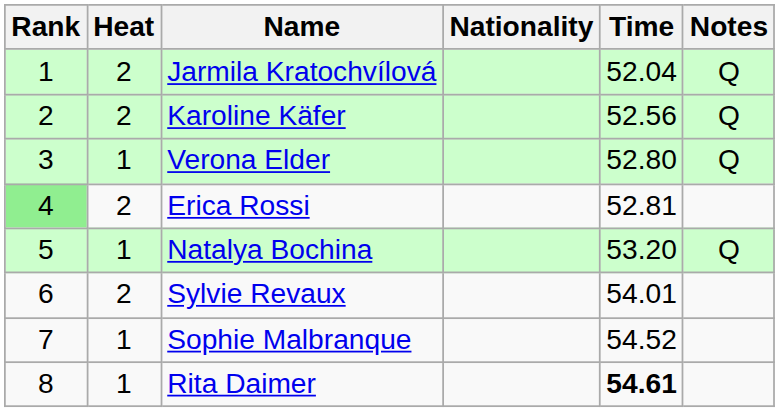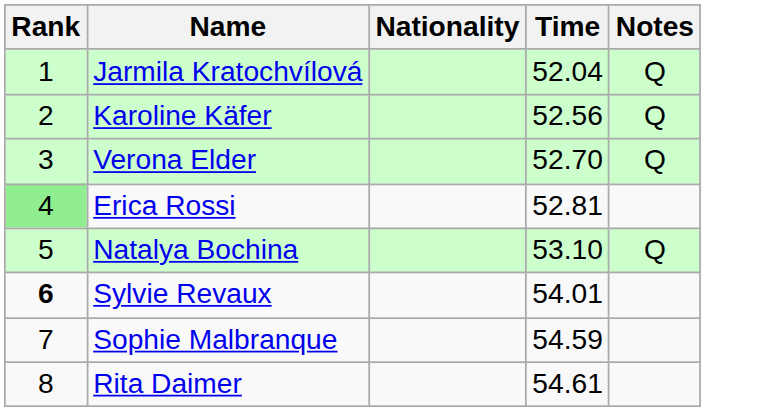- column: (124, 26)
(642, 160) 52.80 -> (568, 160) 52.70
(642, 250) 53.20 -> (568, 250) 53.10
(46, 294) normal -> (46, 294) bold
(642, 339) 54.52 -> (568, 339) 54.59
(642, 384) bold -> (568, 384) normal
